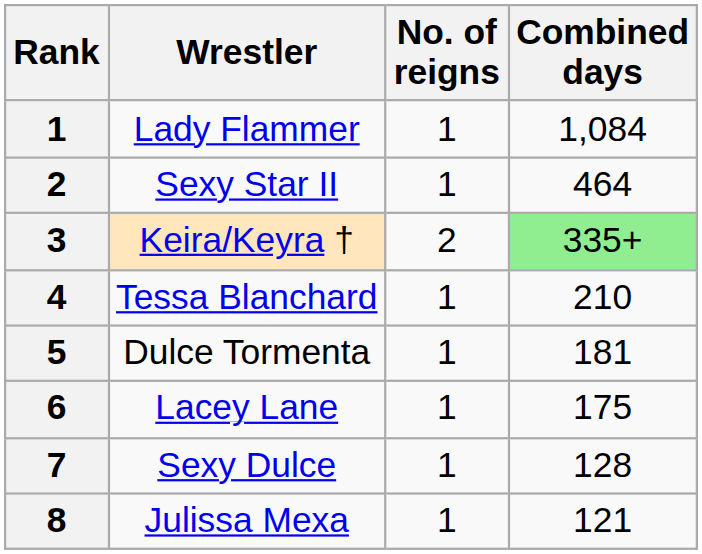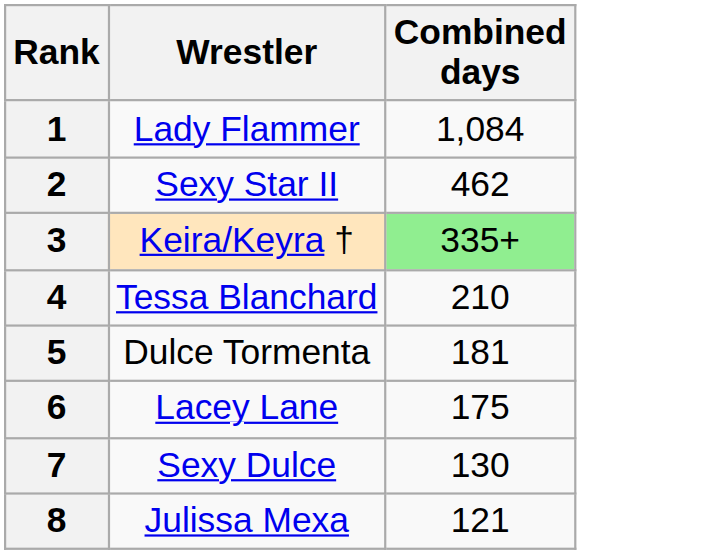- column: (447, 52)
(603, 184) 464 -> (480, 184) 462
(603, 464) 128 -> (480, 464) 130
